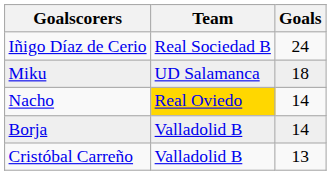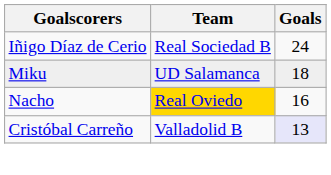(300, 101) 14 -> (300, 101) 16
- row: (28, 128)
(300, 156) no background -> (300, 128) lavender background
